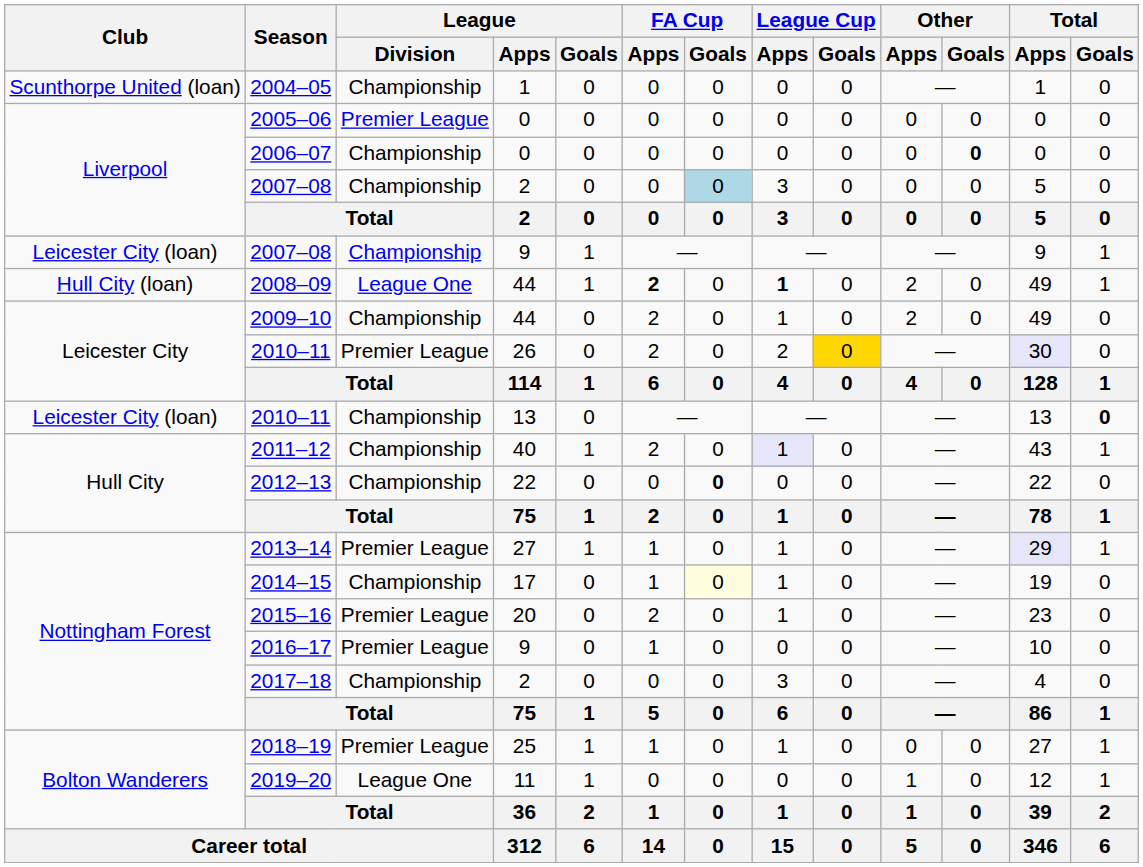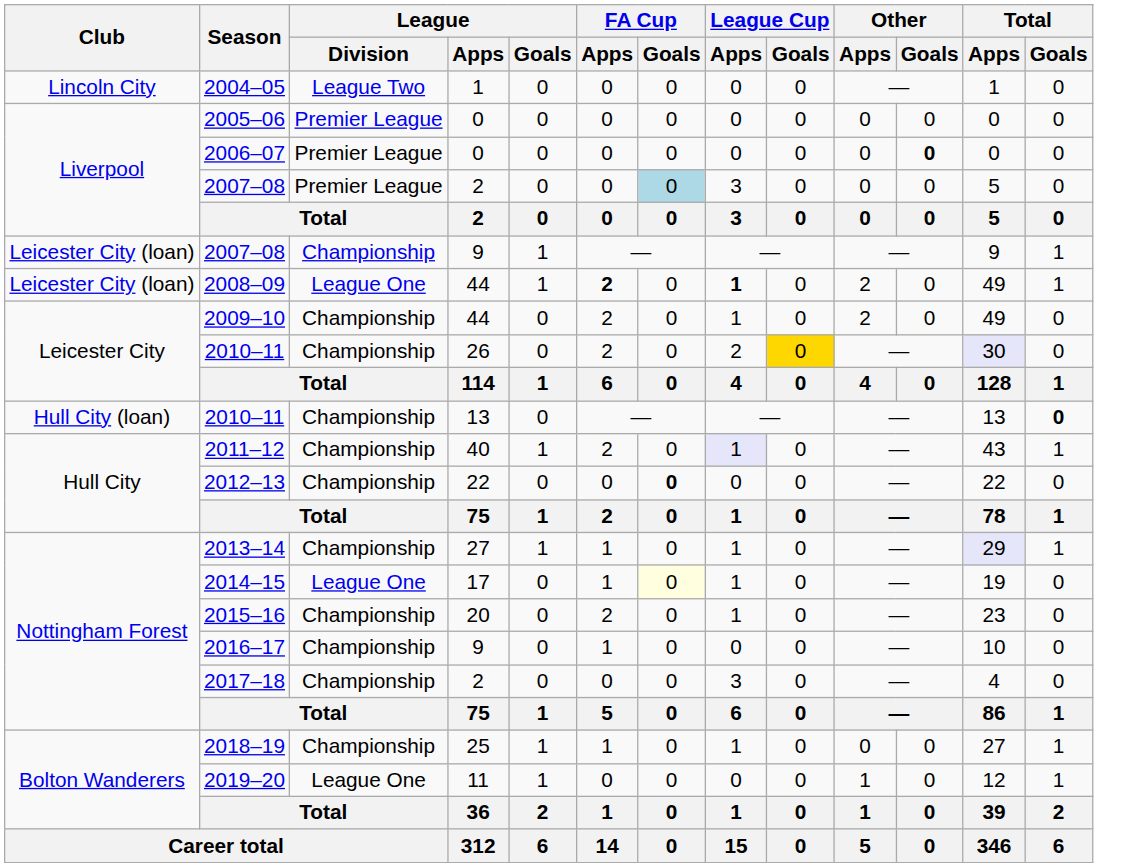(125, 86) Scunthorpe United (loan) -> (102, 86) Lincoln City
(415, 86) Championship -> (369, 86) League Two
(415, 152) Championship -> (369, 152) Premier League
(415, 185) Championship -> (369, 185) Premier League
(125, 284) Hull City (loan) -> (102, 284) Leicester City (loan)
(415, 350) Premier League -> (369, 350) Championship
(125, 416) Leicester City (loan) -> (102, 416) Hull City (loan)
(415, 548) Premier League -> (369, 548) Championship
(415, 581) Championship -> (369, 581) League One
(415, 614) Premier League -> (369, 614) Championship
(415, 647) Premier League -> (369, 647) Championship
(415, 746) Premier League -> (369, 746) Championship
